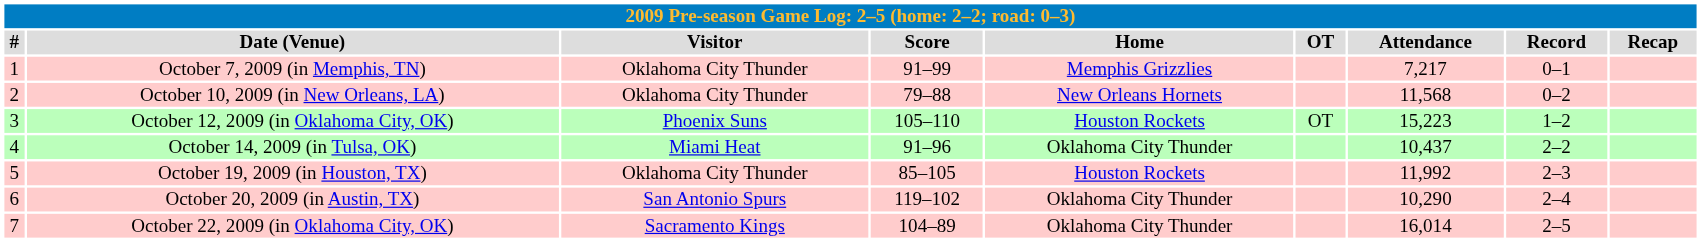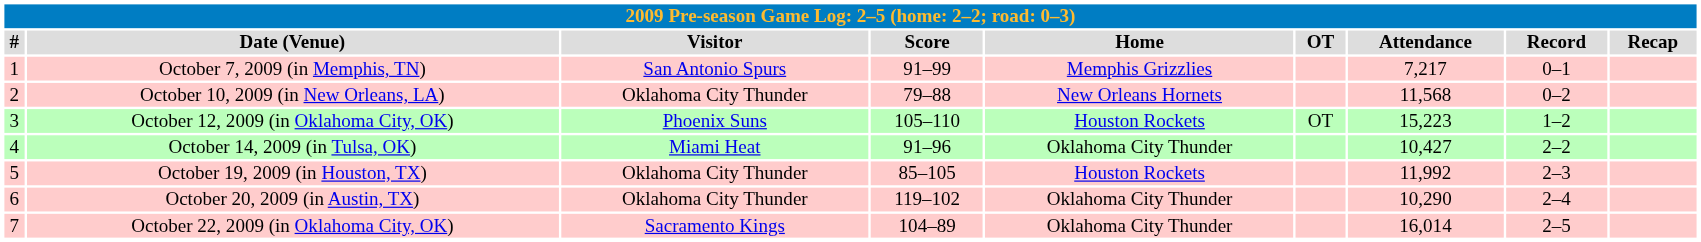(715, 68) Oklahoma City Thunder -> (715, 68) San Antonio Spurs
(1425, 147) 10,437 -> (1425, 147) 10,427
(715, 199) San Antonio Spurs -> (715, 199) Oklahoma City Thunder
